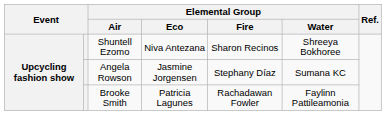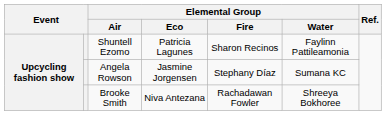(175, 47) Niva Antezana -> (175, 47) Patricia Lagunes
(320, 47) Shreeya Bokhoree -> (320, 47) Faylinn Pattileamonia
(175, 98) Patricia Lagunes -> (175, 98) Niva Antezana
(320, 98) Faylinn Pattileamonia -> (320, 98) Shreeya Bokhoree
